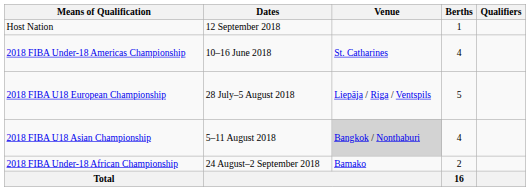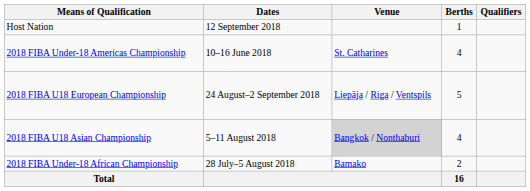(250, 95) 28 July–5 August 2018 -> (263, 95) 24 August–2 September 2018
(263, 163) 24 August–2 September 2018 -> (250, 163) 28 July–5 August 2018
